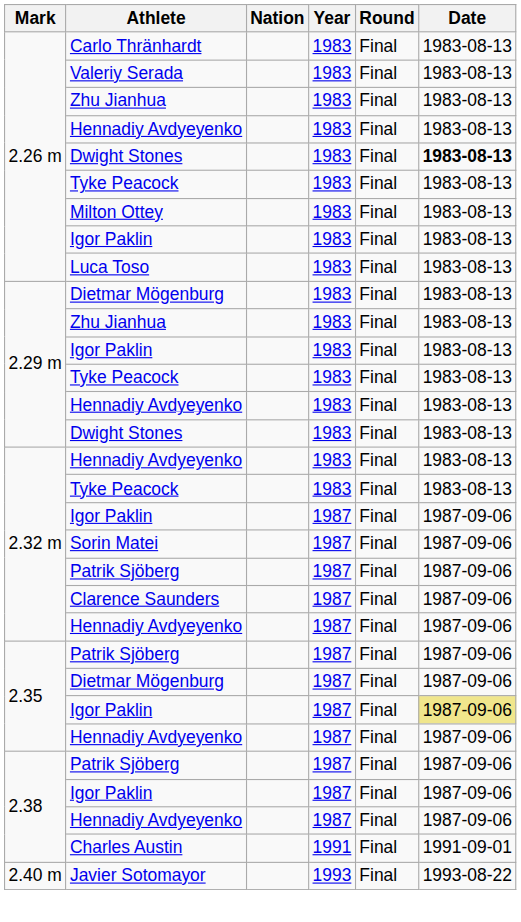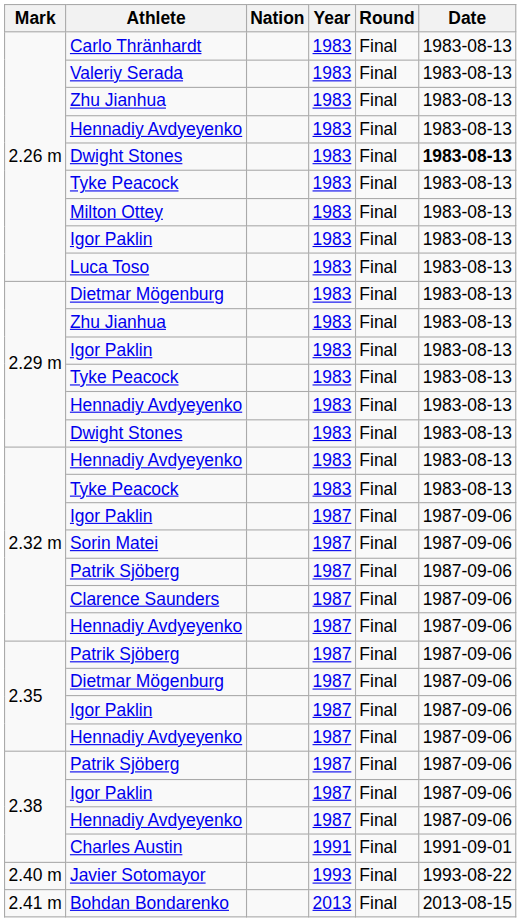(467, 709) khaki background -> (467, 709) no background
+ row: (35, 903)
